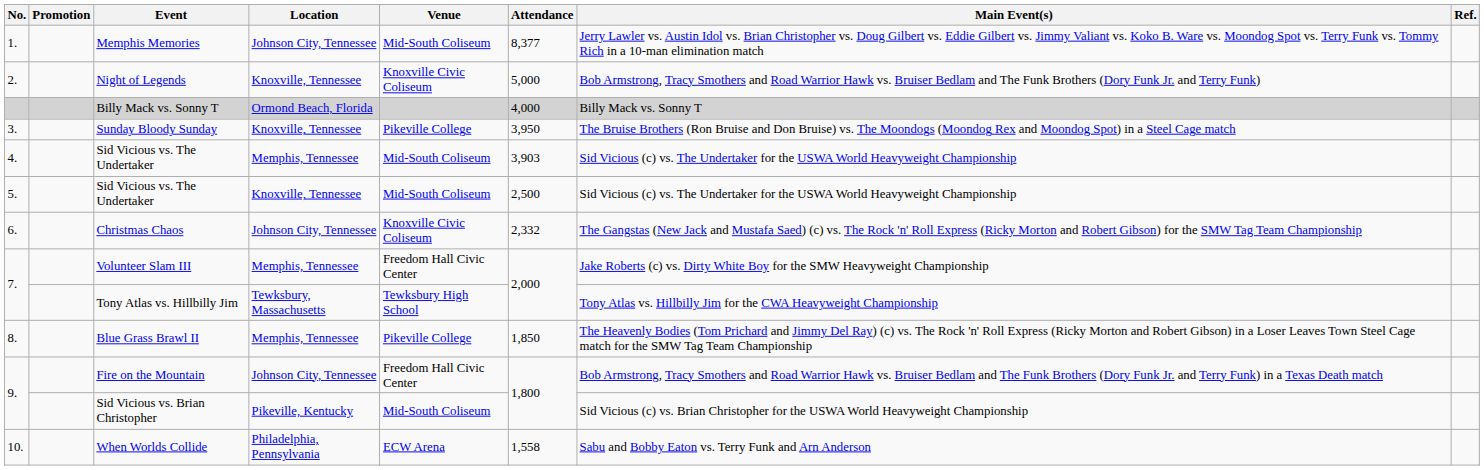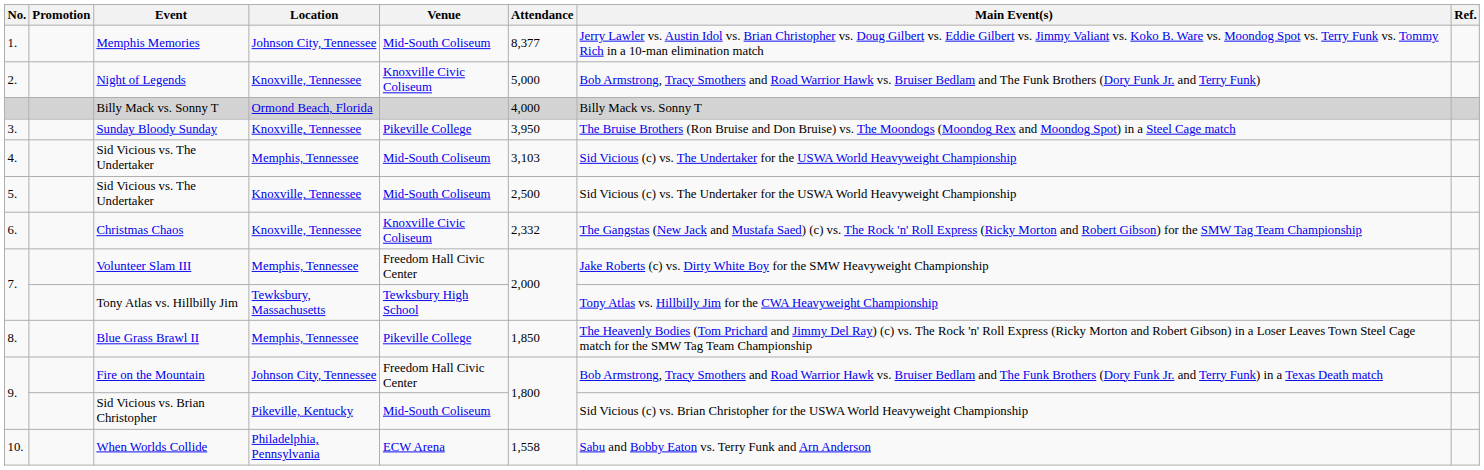(525, 157) 3,903 -> (525, 157) 3,103
(314, 229) Johnson City, Tennessee -> (306, 229) Knoxville, Tennessee
